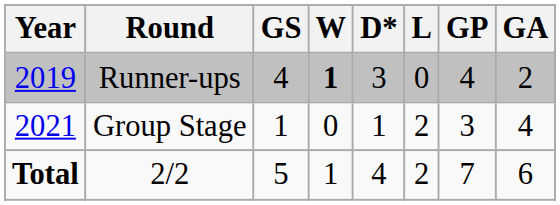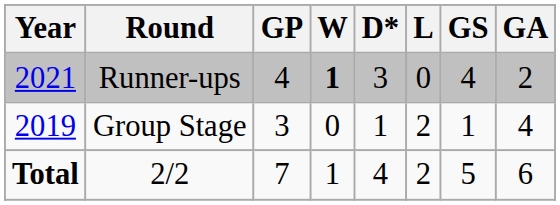columns swapped: (467, 28) <-> (281, 28)
(45, 77) 2019 -> (45, 77) 2021
(45, 125) 2021 -> (45, 125) 2019
